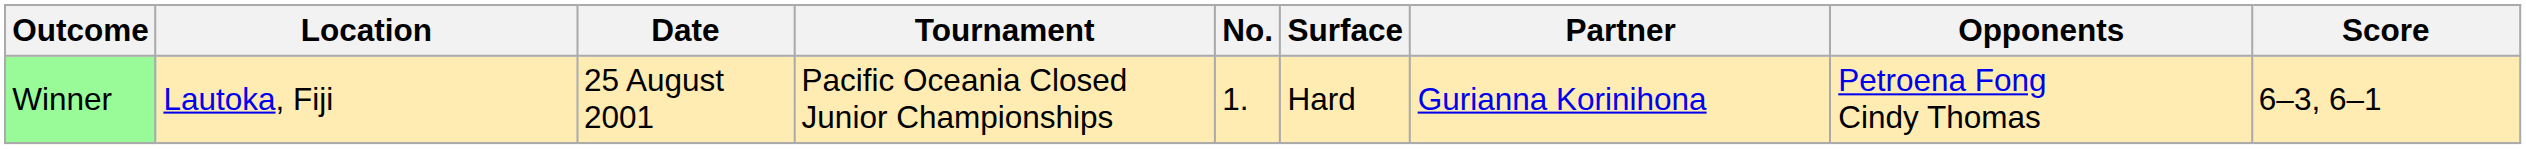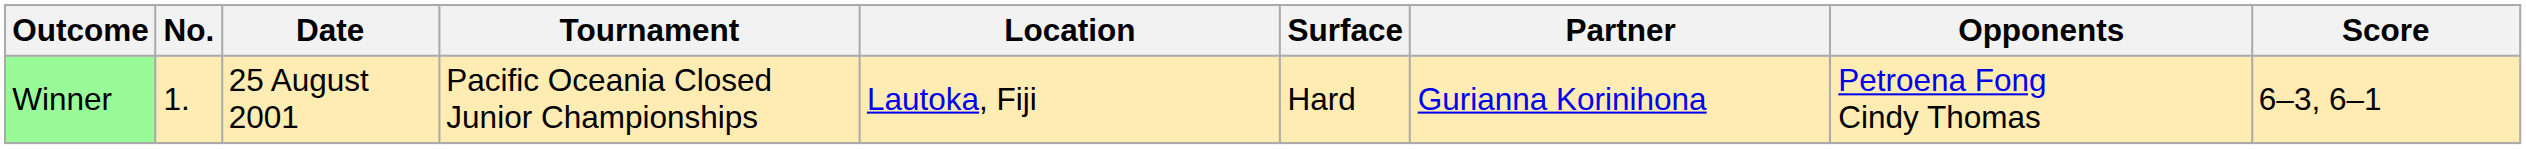columns swapped: (1248, 29) <-> (366, 29)
